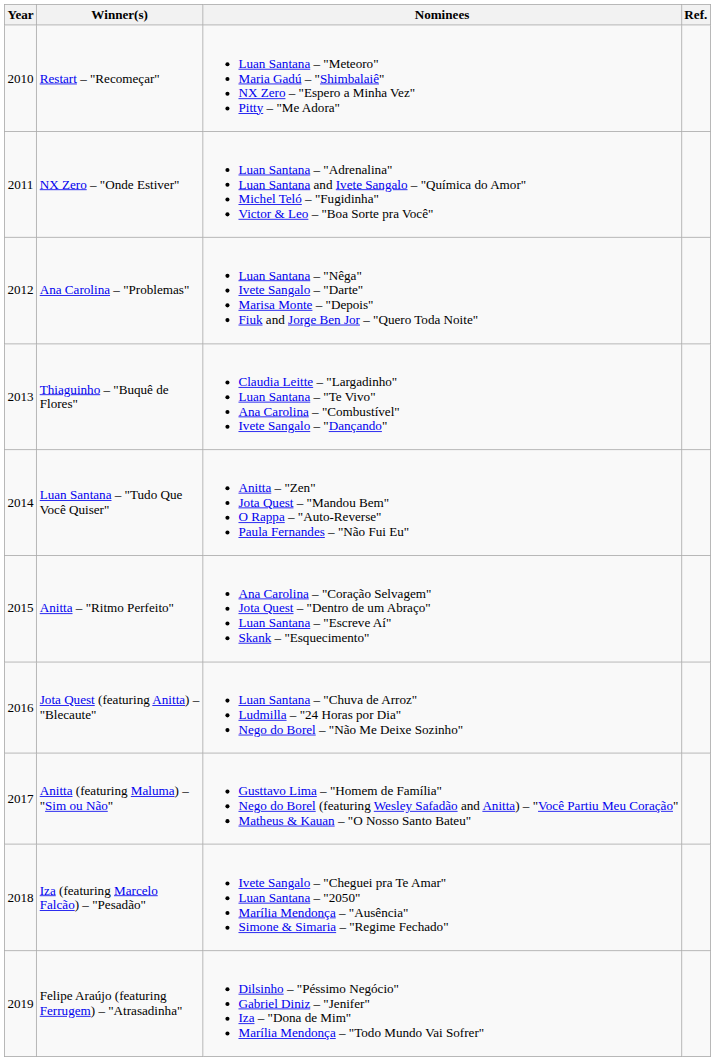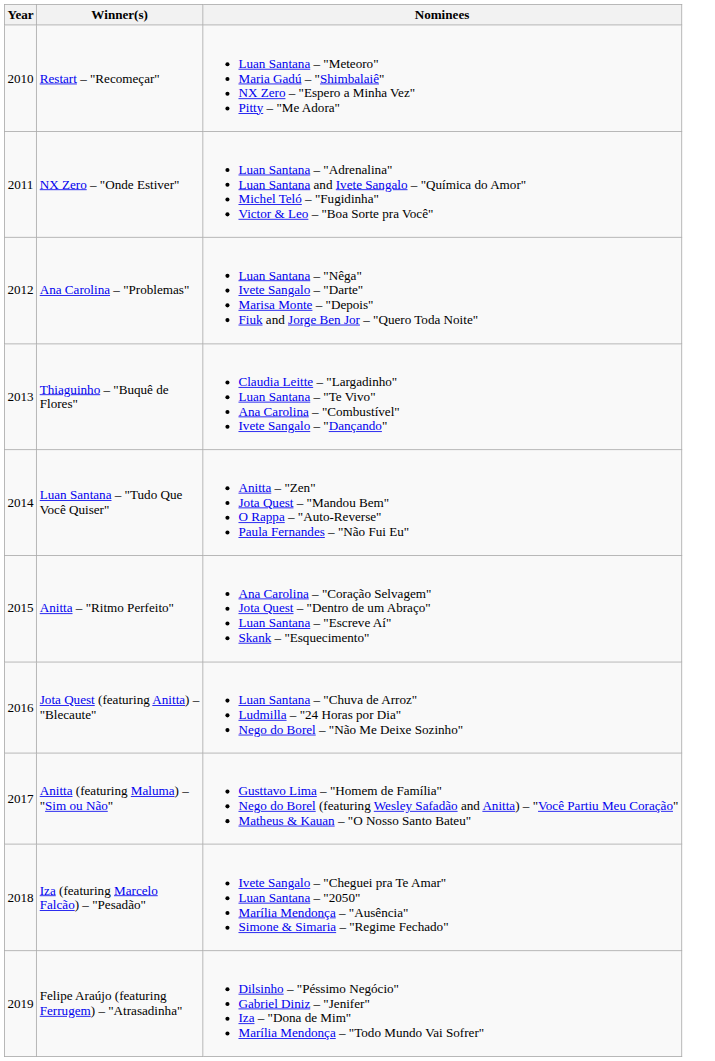- column: (696, 14)
